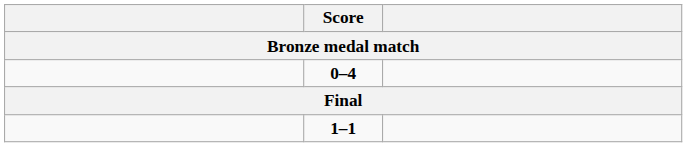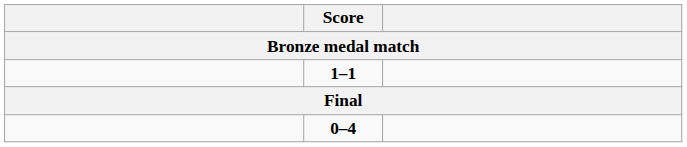rows swapped: (343, 73) <-> (343, 127)
